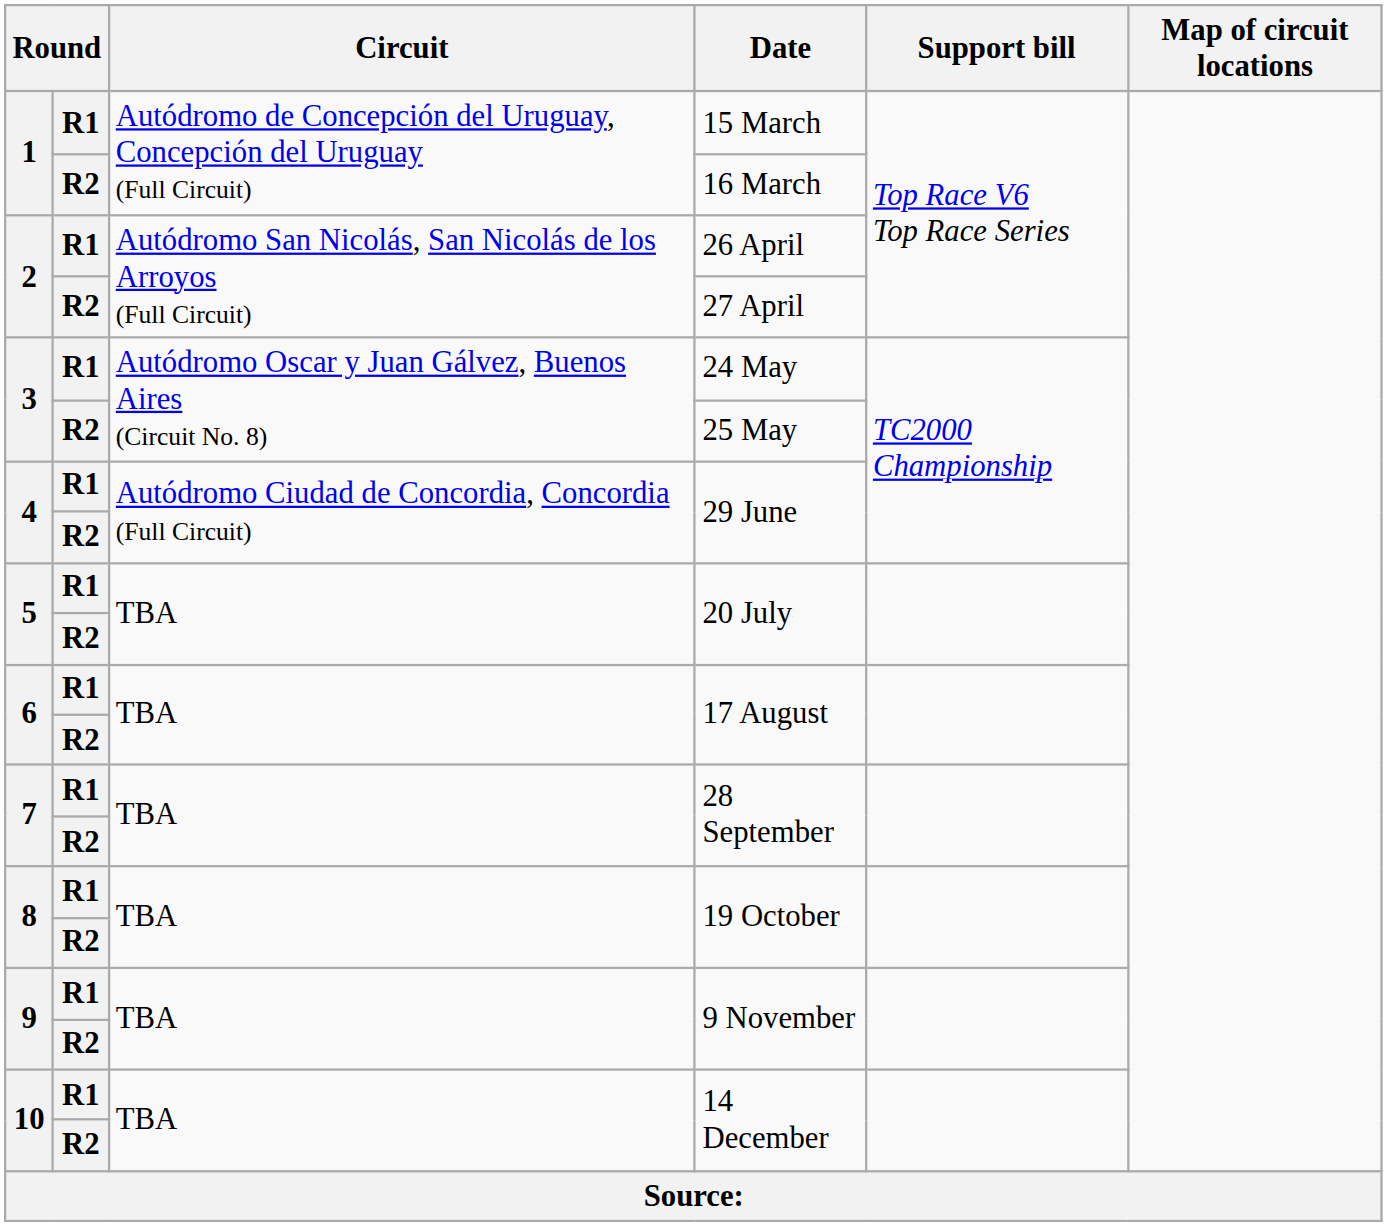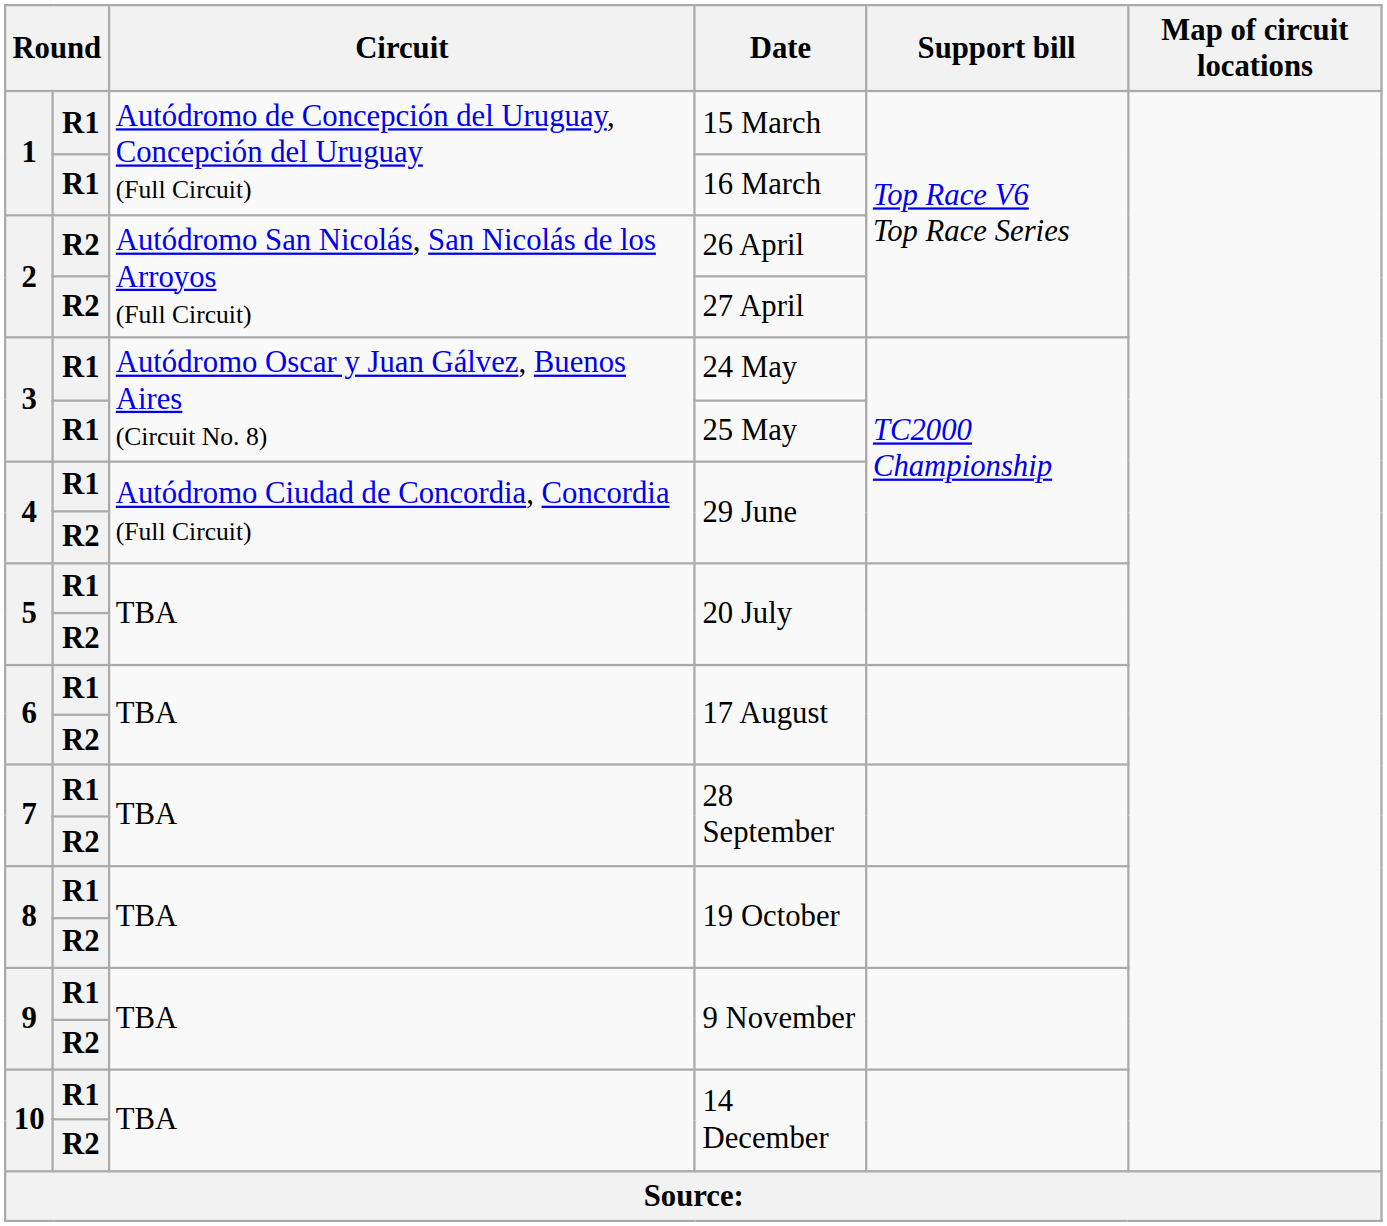(81, 183) R2 -> (81, 183) R1
(81, 244) R1 -> (81, 244) R2
(81, 429) R2 -> (81, 429) R1
